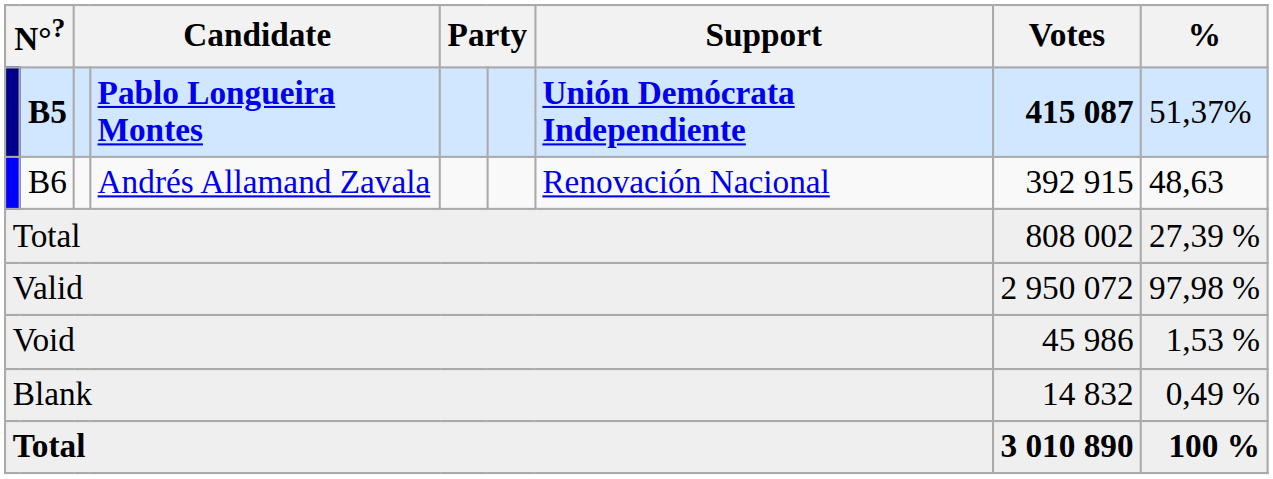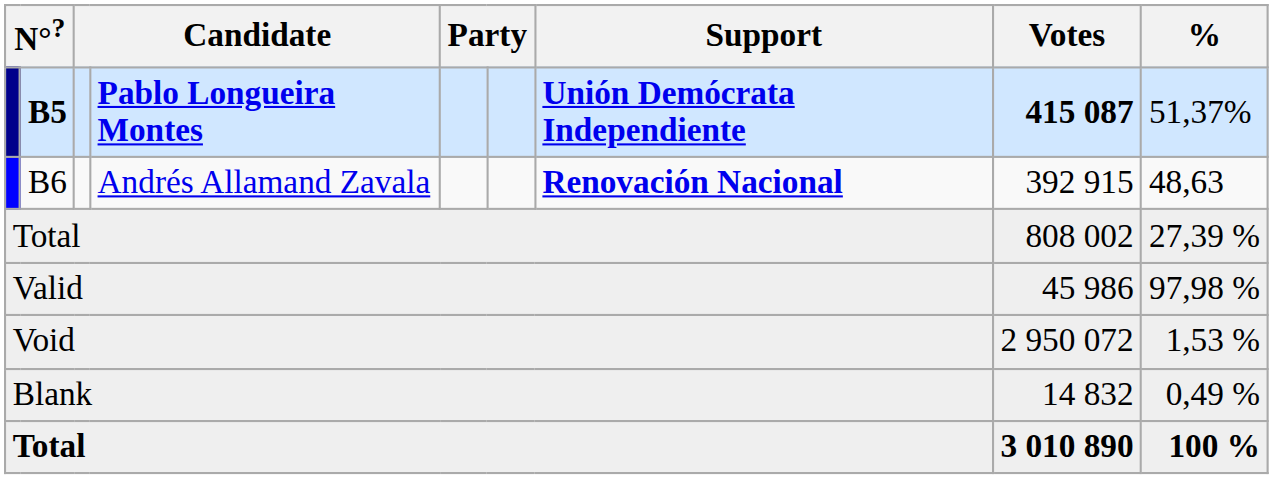(686, 182) normal -> (693, 182) bold
(1067, 288) 2 950 072 -> (1088, 288) 45 986
(1088, 341) 45 986 -> (1067, 341) 2 950 072
